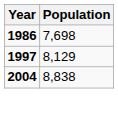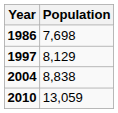+ row: (22, 98)
